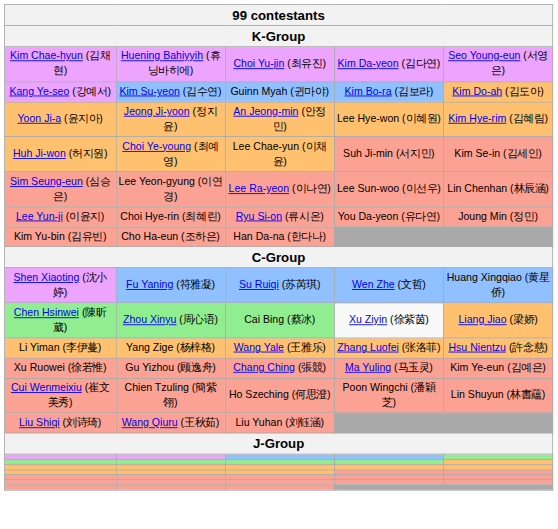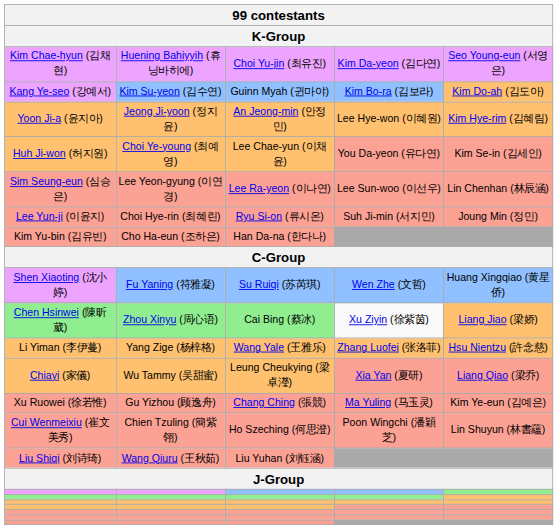(389, 154) Suh Ji-min (서지민) -> (389, 154) You Da-yeon (유다연)
(389, 216) You Da-yeon (유다연) -> (389, 216) Suh Ji-min (서지민)
+ row: (60, 375)
